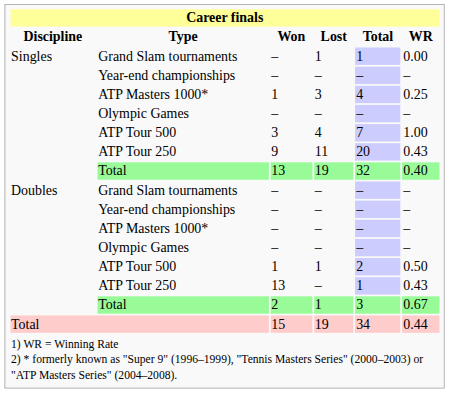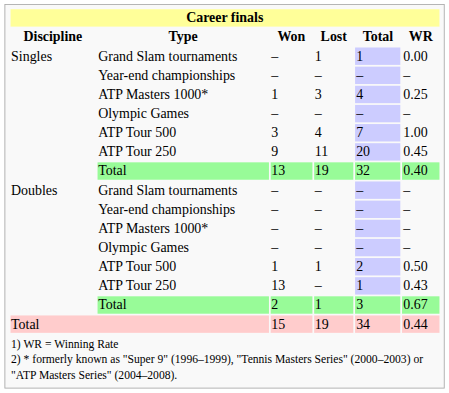(415, 152) 0.43 -> (415, 152) 0.45
